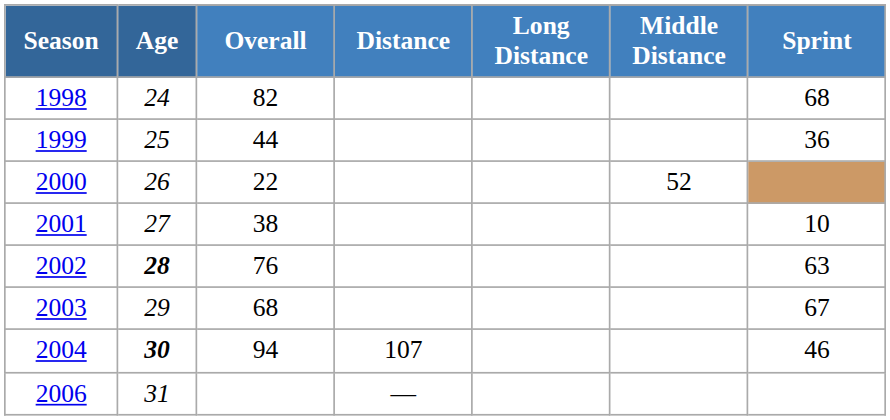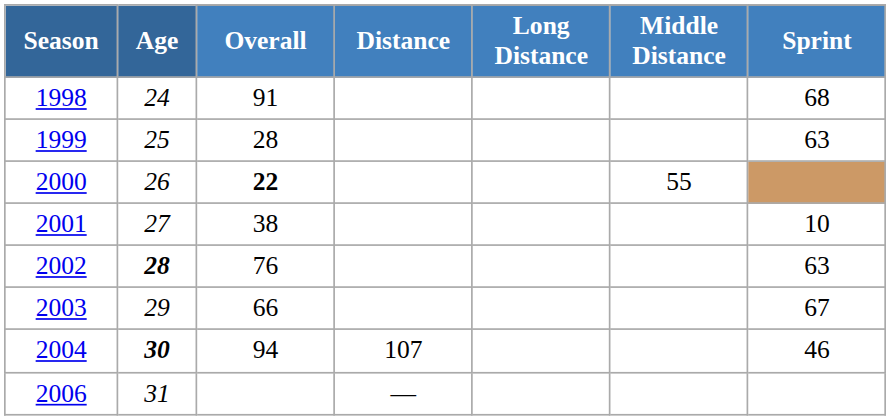(266, 98) 82 -> (266, 98) 91
(266, 140) 44 -> (266, 140) 28
(817, 140) 36 -> (817, 140) 63
(266, 182) normal -> (266, 182) bold
(679, 182) 52 -> (679, 182) 55
(266, 308) 68 -> (266, 308) 66
